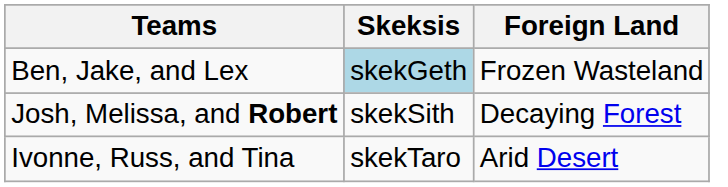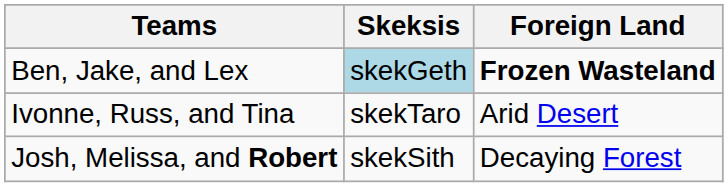(592, 70) normal -> (598, 70) bold
rows swapped: (153, 158) <-> (174, 114)
